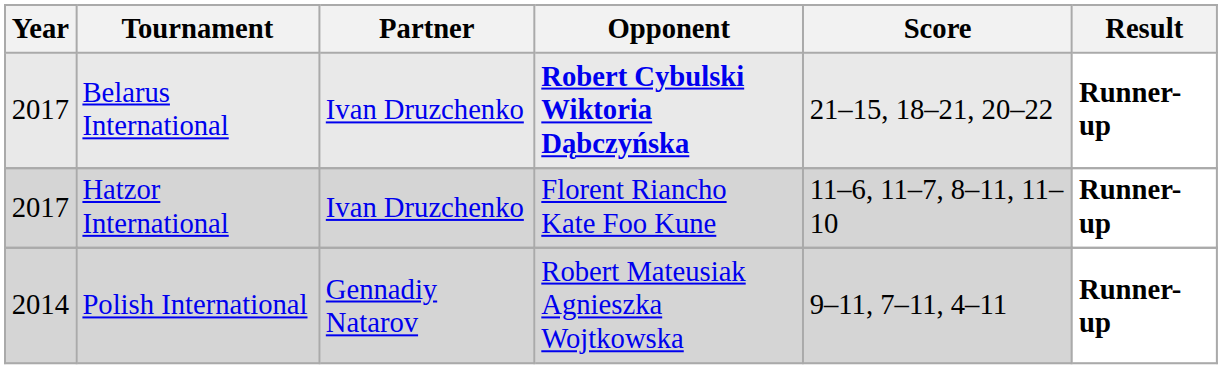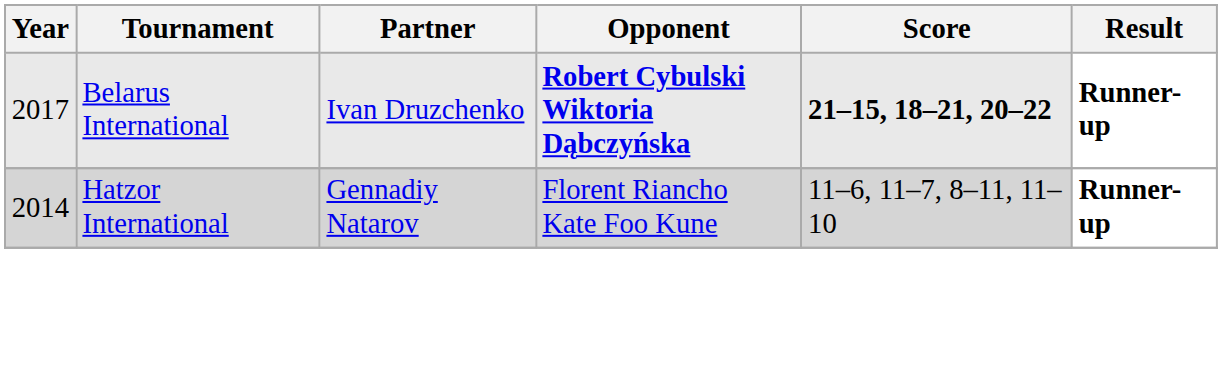(931, 109) normal -> (930, 109) bold
(40, 207) 2017 -> (40, 207) 2014
(425, 207) Ivan Druzchenko -> (382, 207) Gennadiy Natarov
- row: (195, 305)
